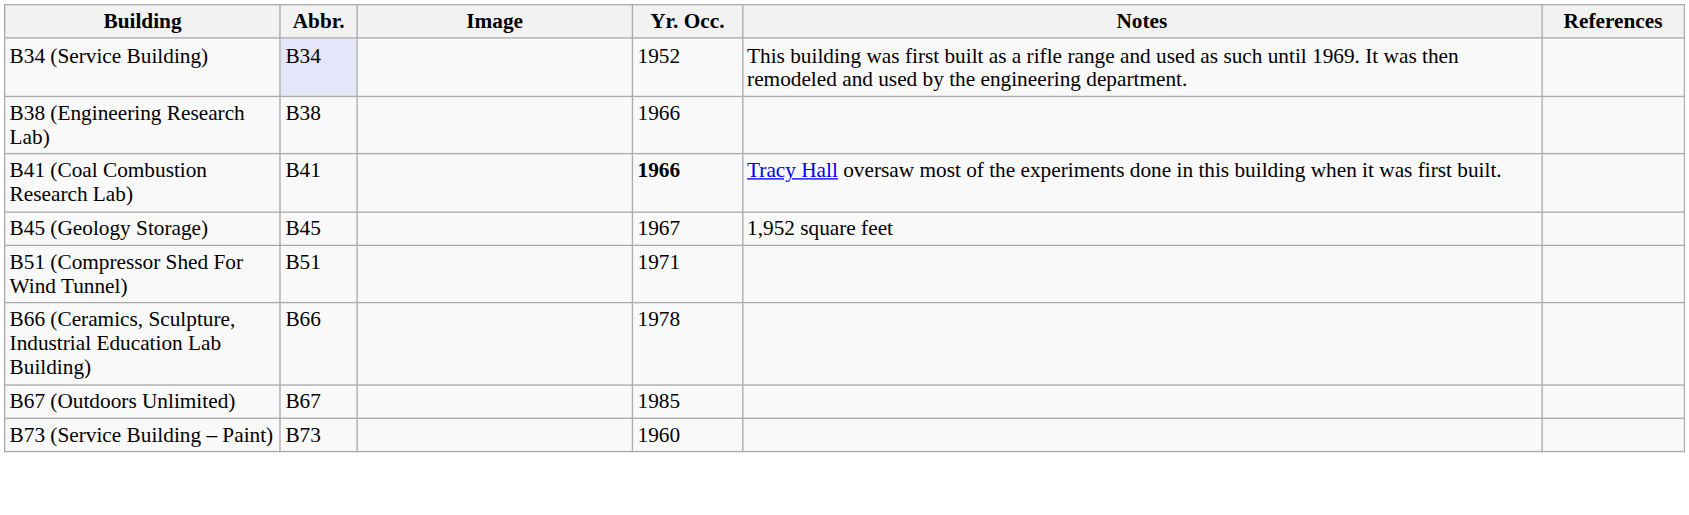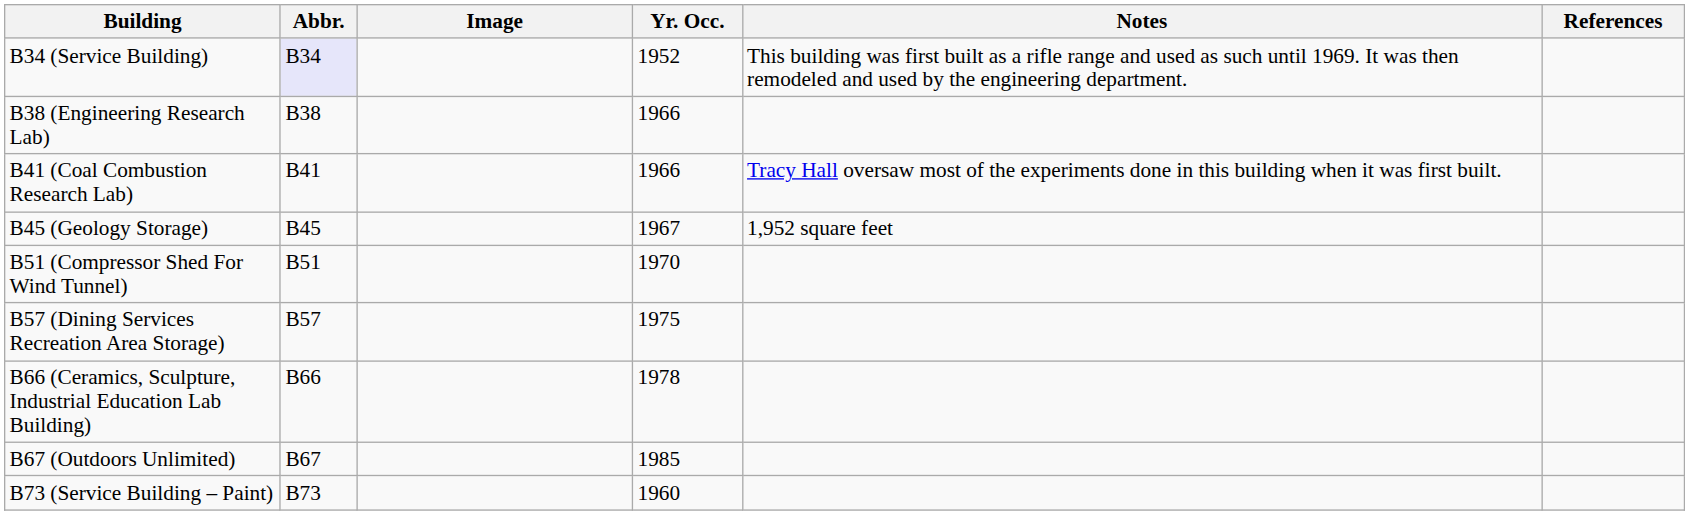(659, 170) bold -> (659, 170) normal
(659, 261) 1971 -> (659, 261) 1970
+ row: (117, 331)
